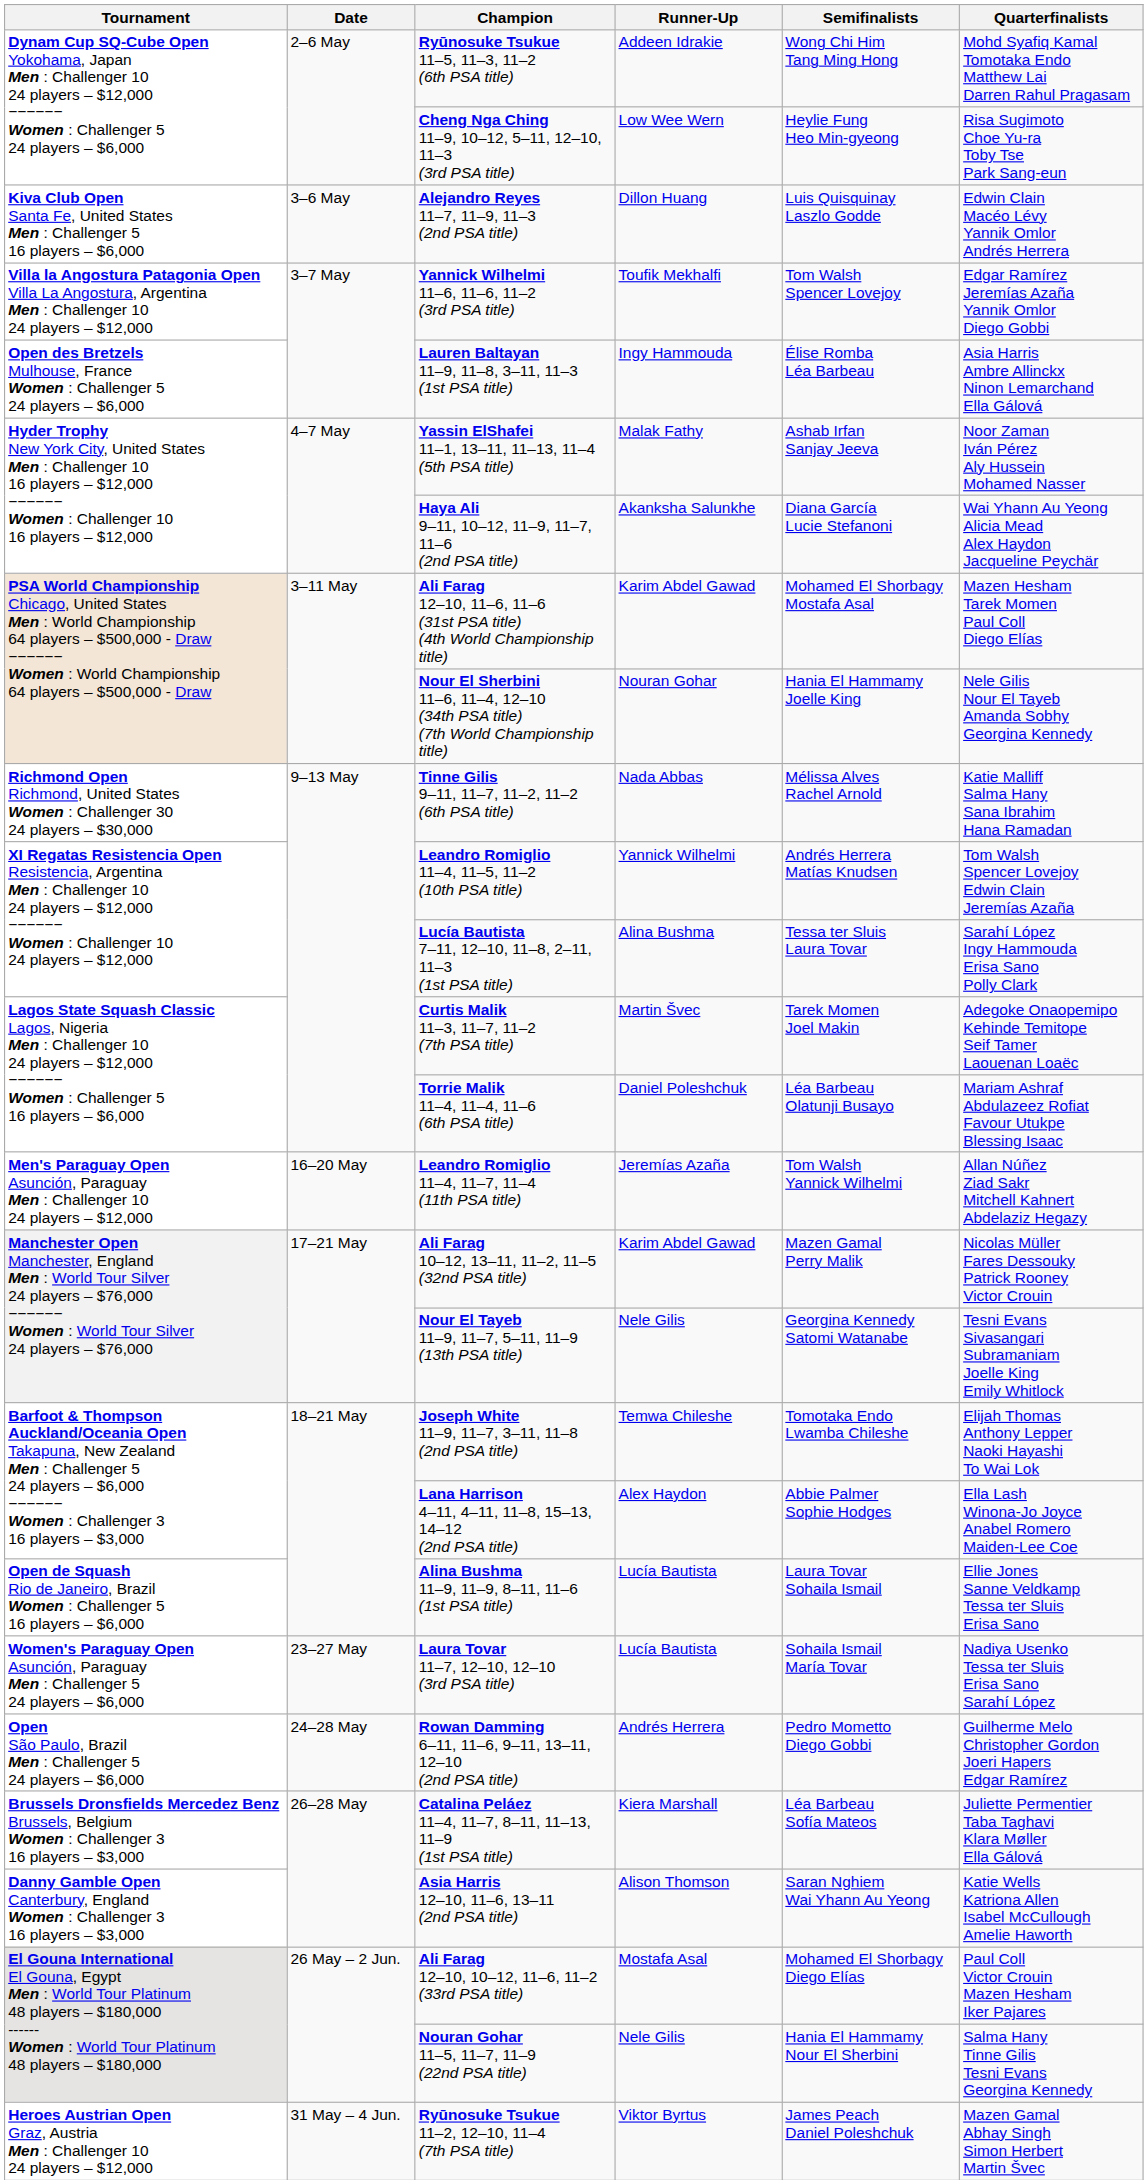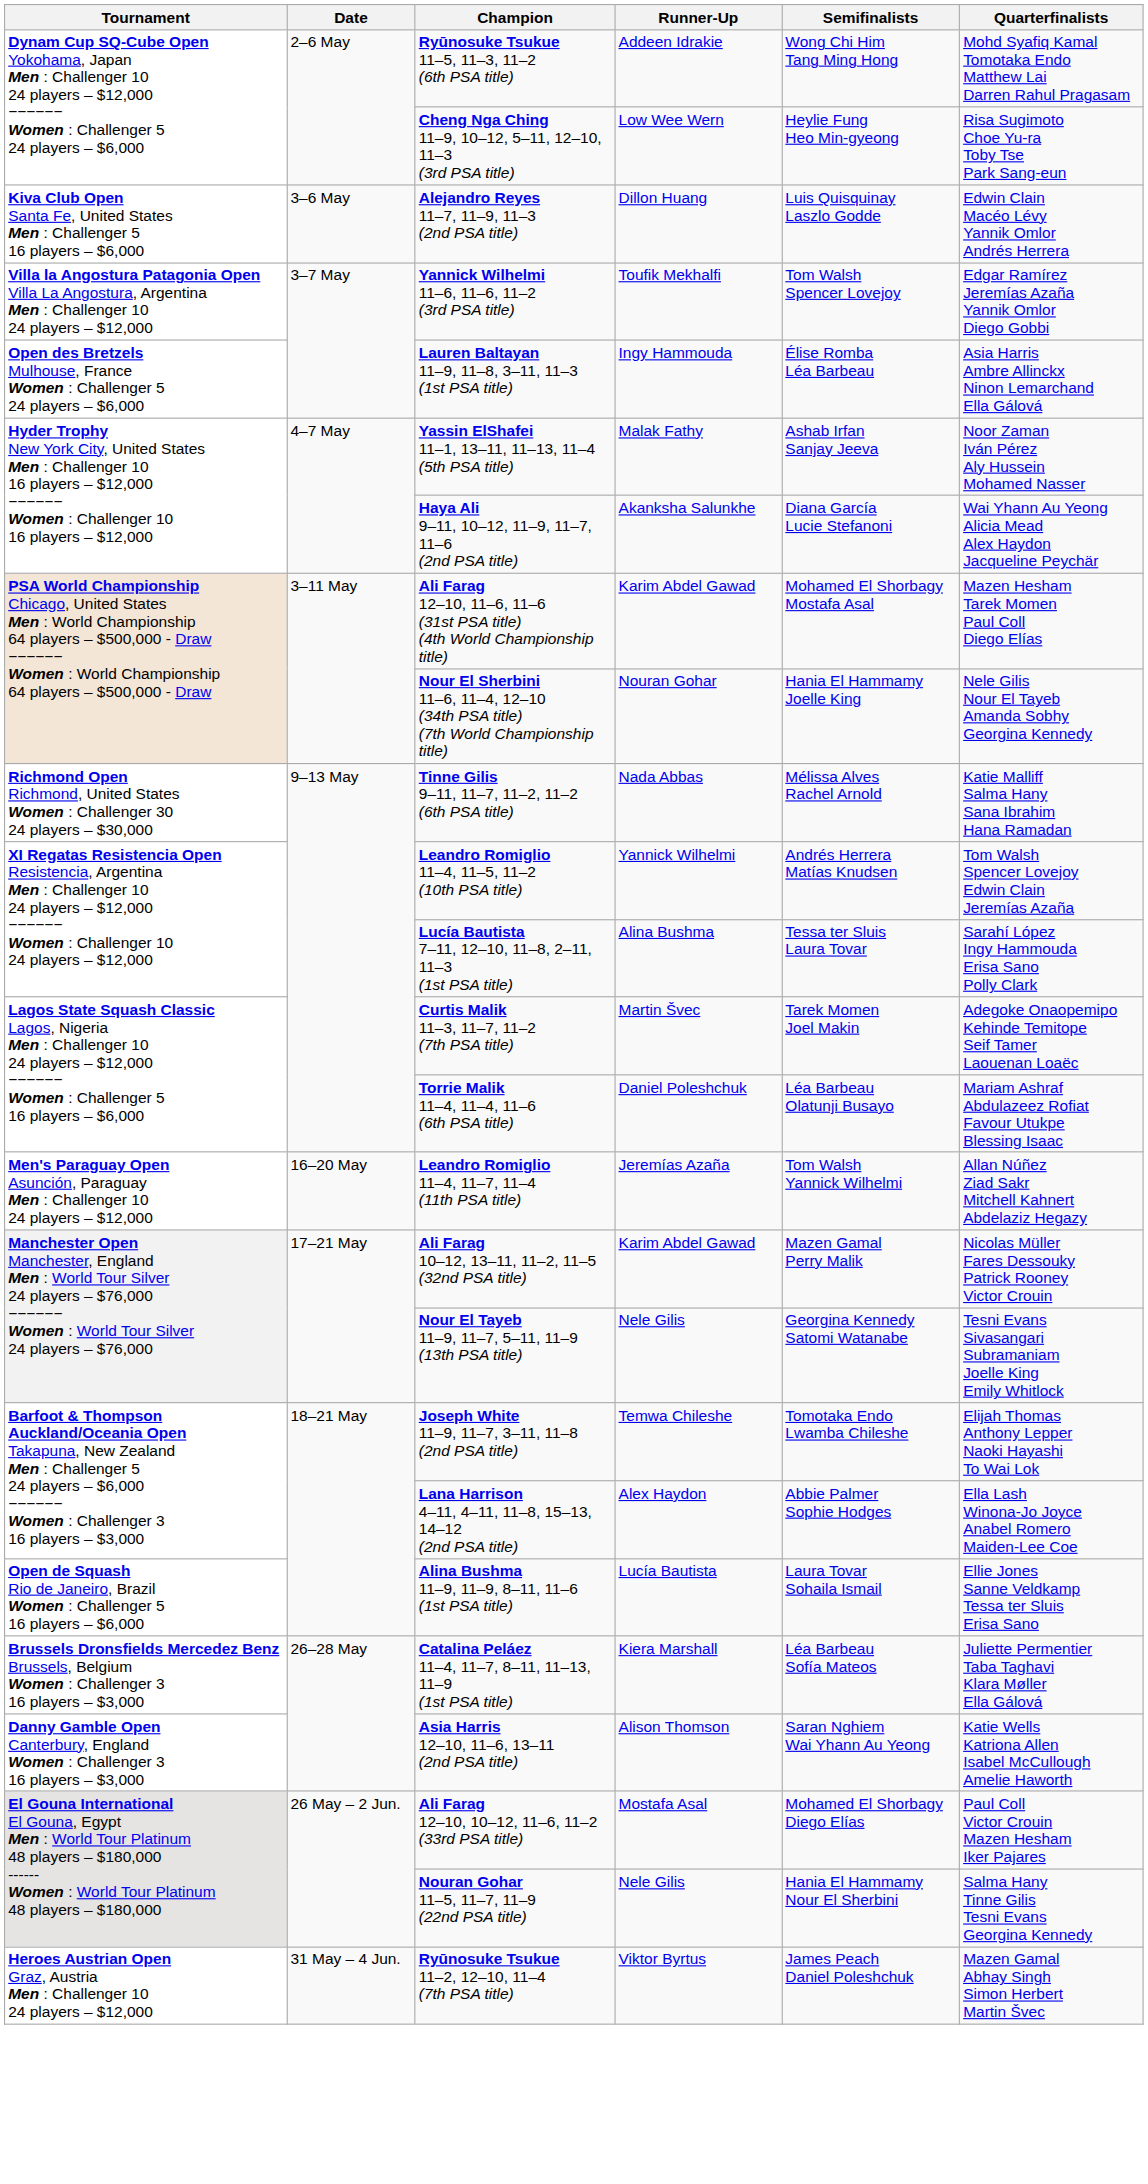- row: (487, 1666)
- row: (505, 1753)
